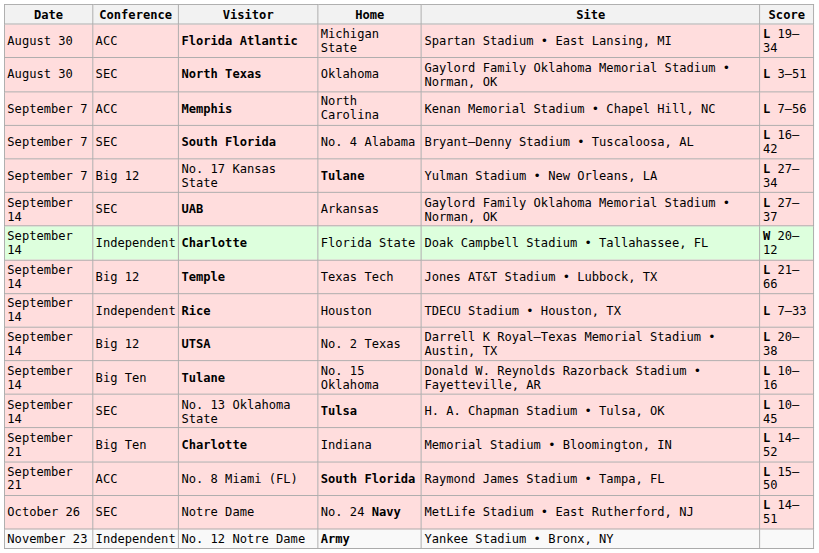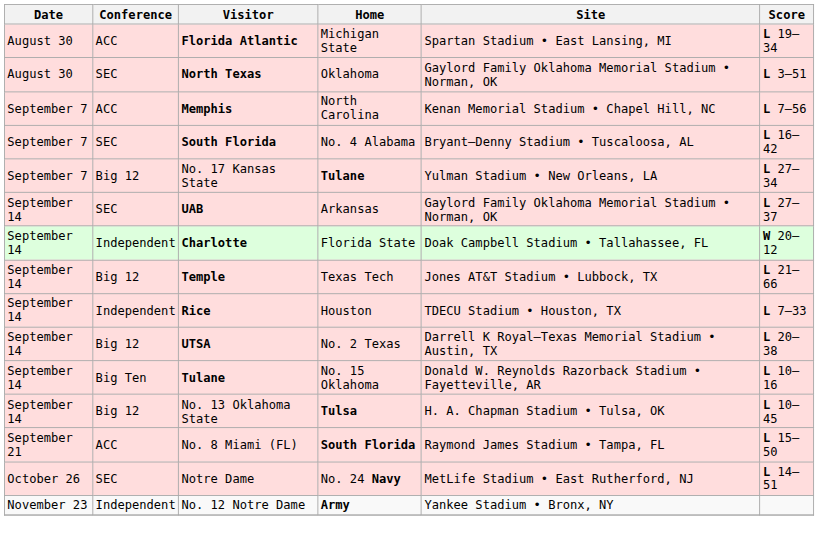(107, 411) SEC -> (117, 411) Big 12
- row: (346, 445)
